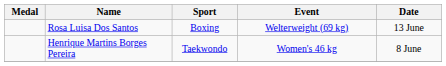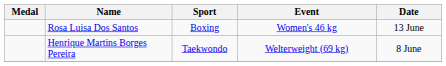(307, 27) Welterweight (69 kg) -> (307, 27) Women's 46 kg
(307, 48) Women's 46 kg -> (307, 48) Welterweight (69 kg)
